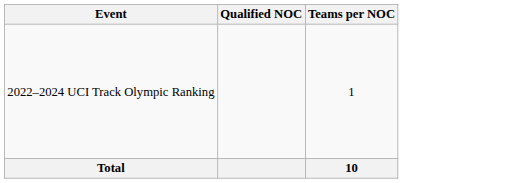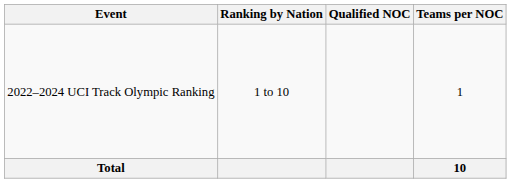+ column: (272, 14)
